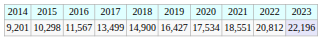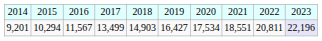(47, 28) 10,298 -> (47, 28) 10,294
(142, 28) 14,900 -> (142, 28) 14,903
(270, 28) 20,812 -> (270, 28) 20,811
